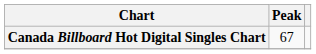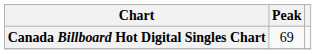(287, 37) 67 -> (287, 37) 69
